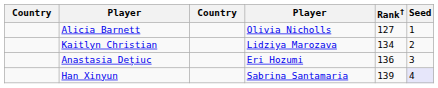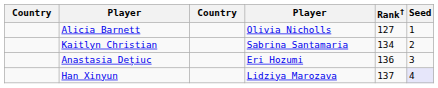(292, 45) Lidziya Marozava -> (297, 45) Sabrina Santamaria
(297, 75) Sabrina Santamaria -> (292, 75) Lidziya Marozava
(386, 75) 139 -> (386, 75) 137
